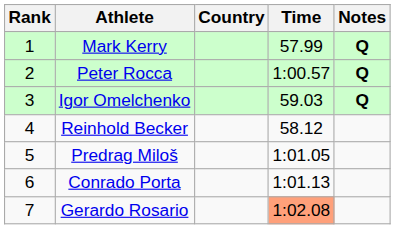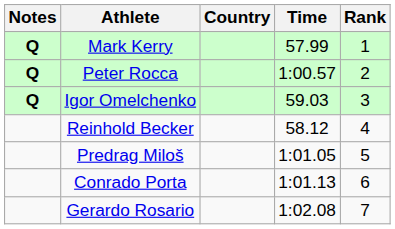columns swapped: (30, 18) <-> (362, 18)
(301, 210) lightsalmon background -> (307, 210) no background
